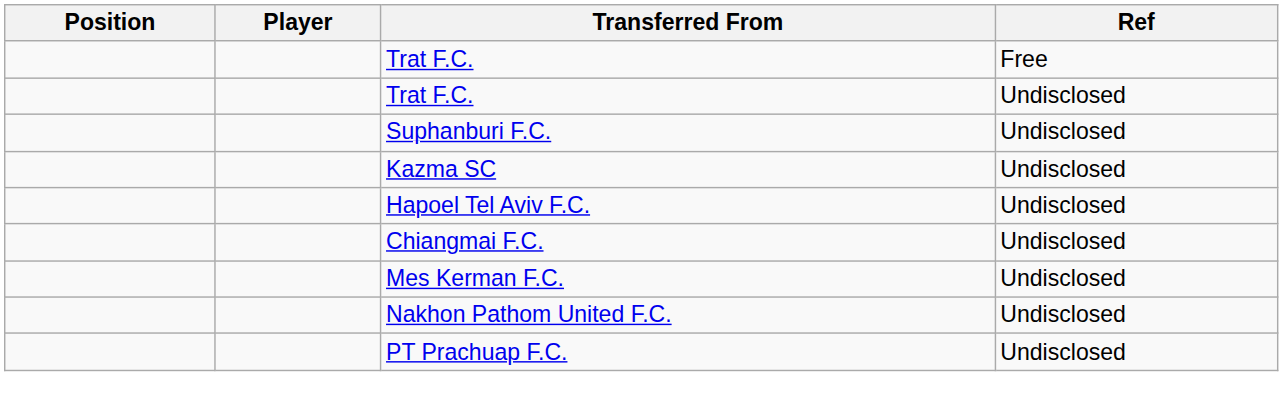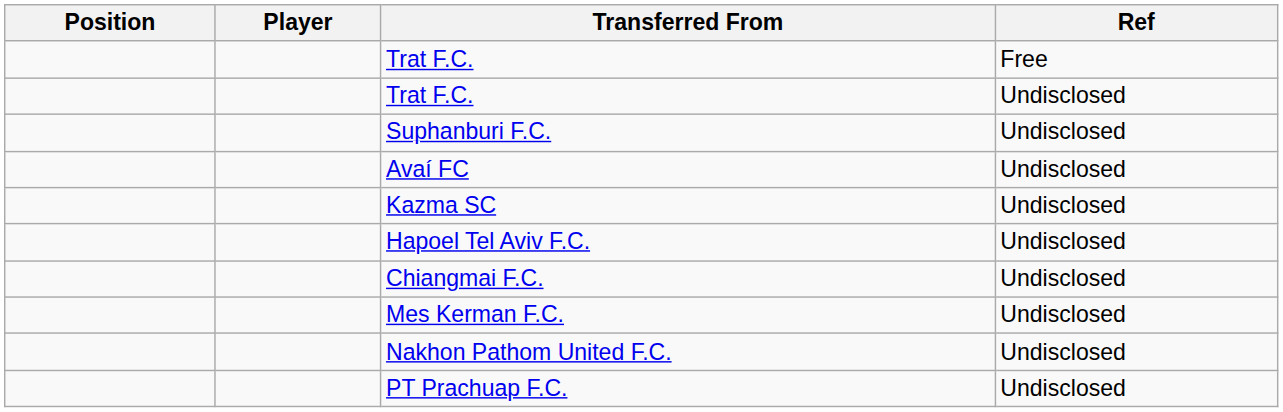+ row: (427, 168)
